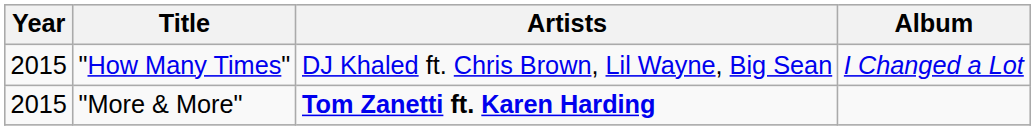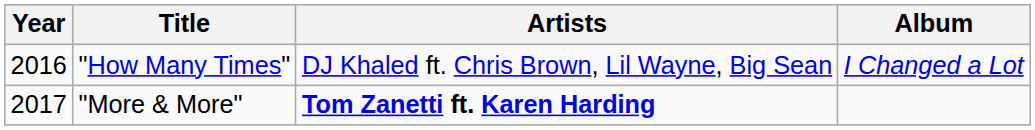(39, 64) 2015 -> (39, 64) 2016
(39, 104) 2015 -> (39, 104) 2017
